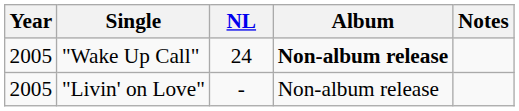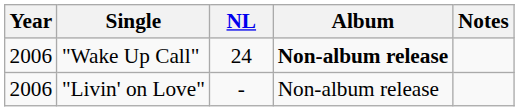(31, 55) 2005 -> (31, 55) 2006
(31, 88) 2005 -> (31, 88) 2006
